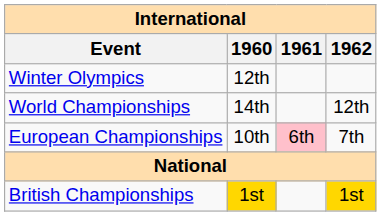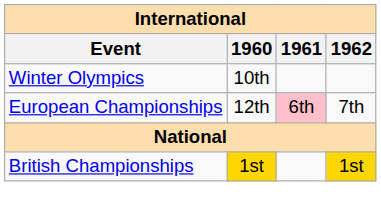(252, 78) 12th -> (252, 78) 10th
- row: (99, 107)
(252, 136) 10th -> (252, 107) 12th
